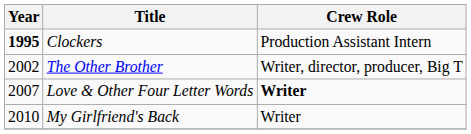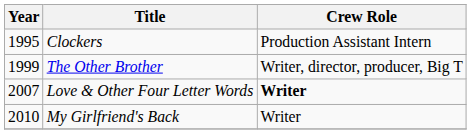(24, 41) bold -> (24, 41) normal
(24, 66) 2002 -> (24, 66) 1999
